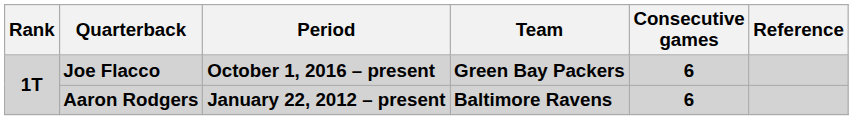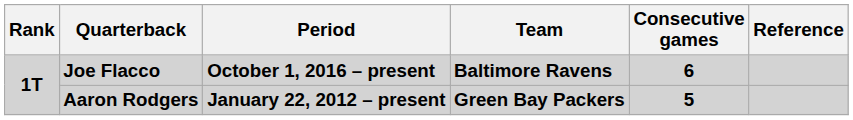(539, 70) Green Bay Packers -> (533, 70) Baltimore Ravens
(533, 99) Baltimore Ravens -> (539, 99) Green Bay Packers
(689, 99) 6 -> (689, 99) 5
